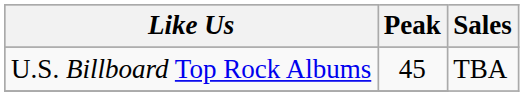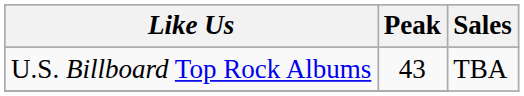(412, 68) 45 -> (412, 68) 43
